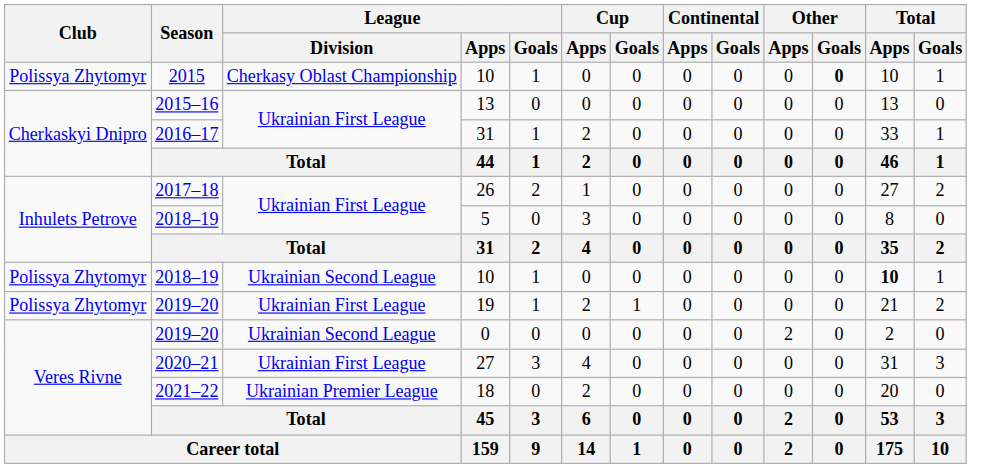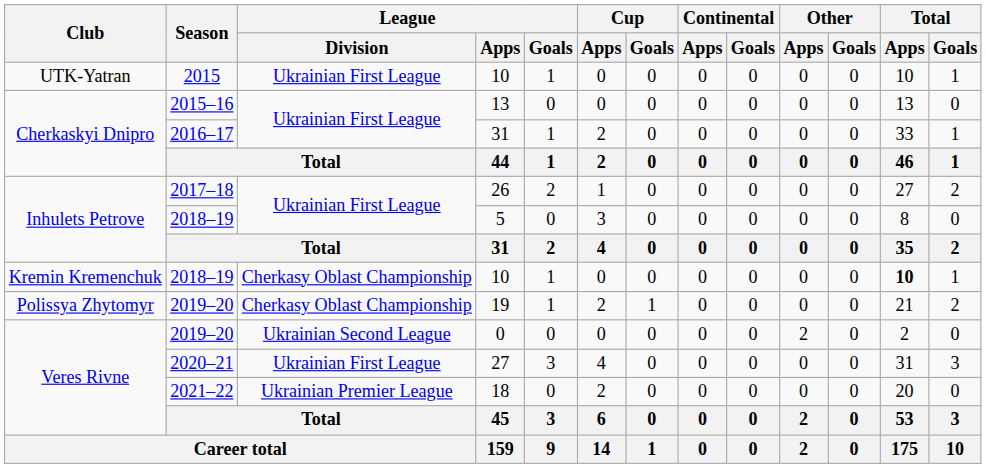(78, 76) Polissya Zhytomyr -> (85, 76) UTK-Yatran
(342, 76) Cherkasy Oblast Championship -> (357, 76) Ukrainian First League
(839, 76) bold -> (854, 76) normal
(78, 276) Polissya Zhytomyr -> (85, 276) Kremin Kremenchuk
(342, 276) Ukrainian Second League -> (357, 276) Cherkasy Oblast Championship
(342, 305) Ukrainian First League -> (357, 305) Cherkasy Oblast Championship
